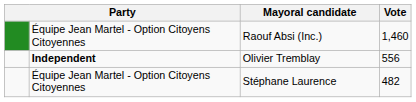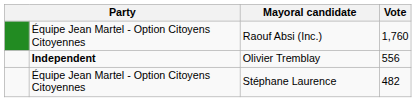(395, 36) 1,460 -> (395, 36) 1,760
